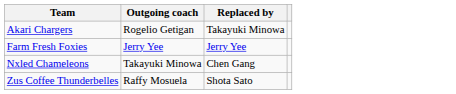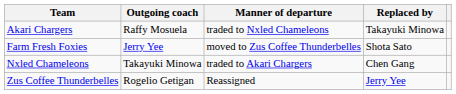+ column: (284, 13)
(159, 30) Rogelio Getigan -> (155, 30) Raffy Mosuela
(226, 47) Jerry Yee -> (389, 47) Shota Sato
(155, 81) Raffy Mosuela -> (159, 81) Rogelio Getigan
(229, 81) Shota Sato -> (386, 81) Jerry Yee
